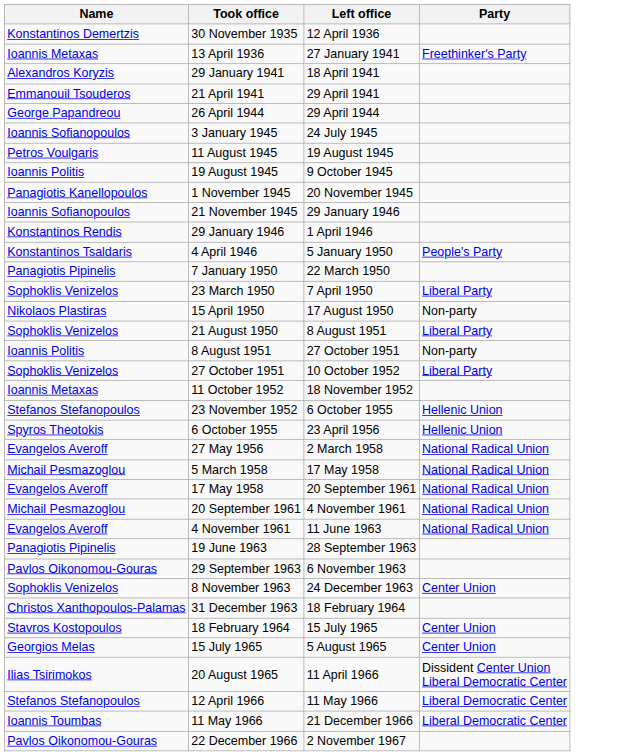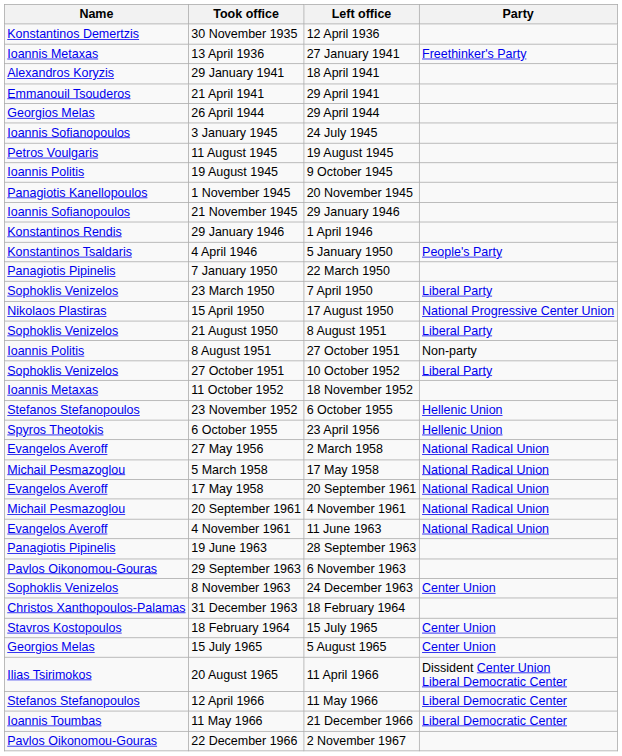(64, 113) George Papandreou -> (51, 113) Georgios Melas
(449, 311) Non-party -> (518, 311) National Progressive Center Union
